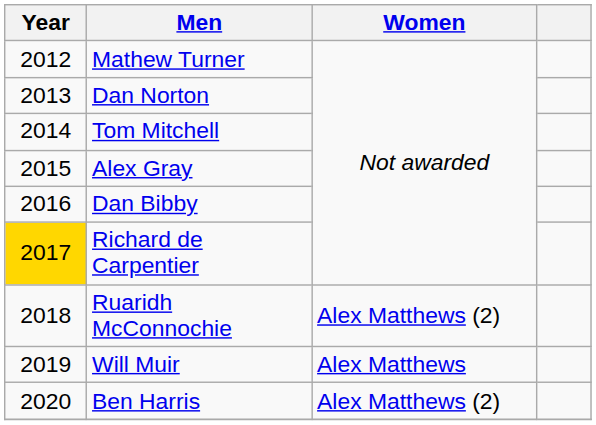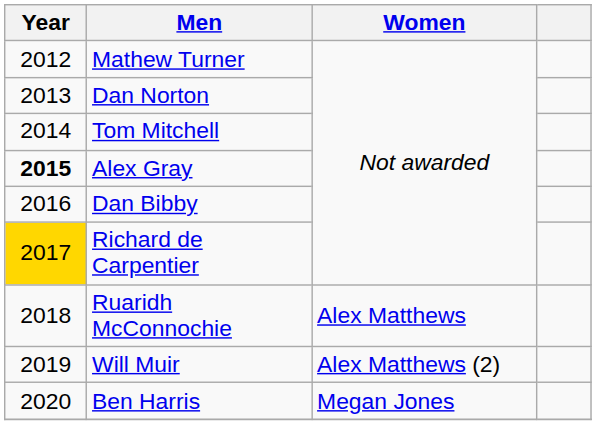(46, 167) normal -> (46, 167) bold
(409, 315) Alex Matthews (2) -> (391, 315) Alex Matthews
(391, 364) Alex Matthews -> (409, 364) Alex Matthews (2)
(409, 400) Alex Matthews (2) -> (386, 400) Megan Jones
